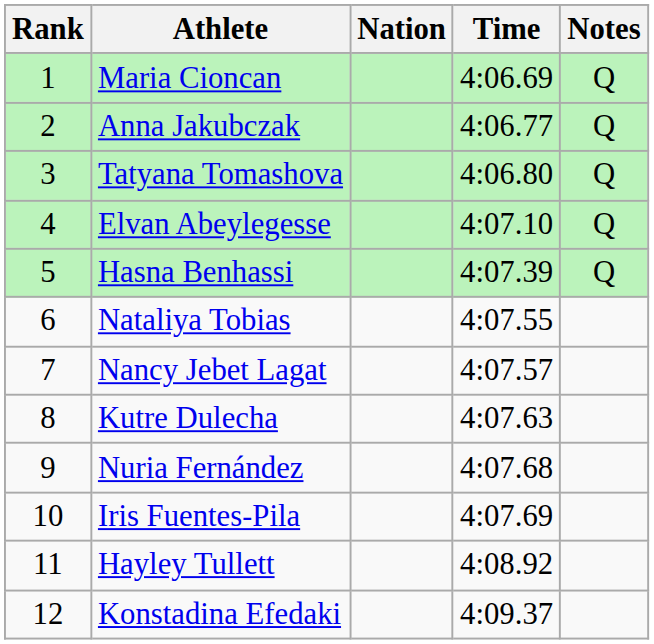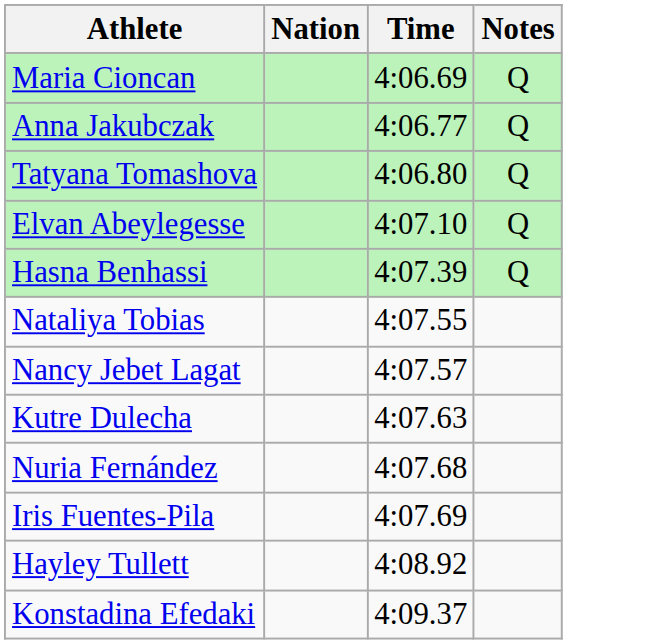- column: (48, 28)
